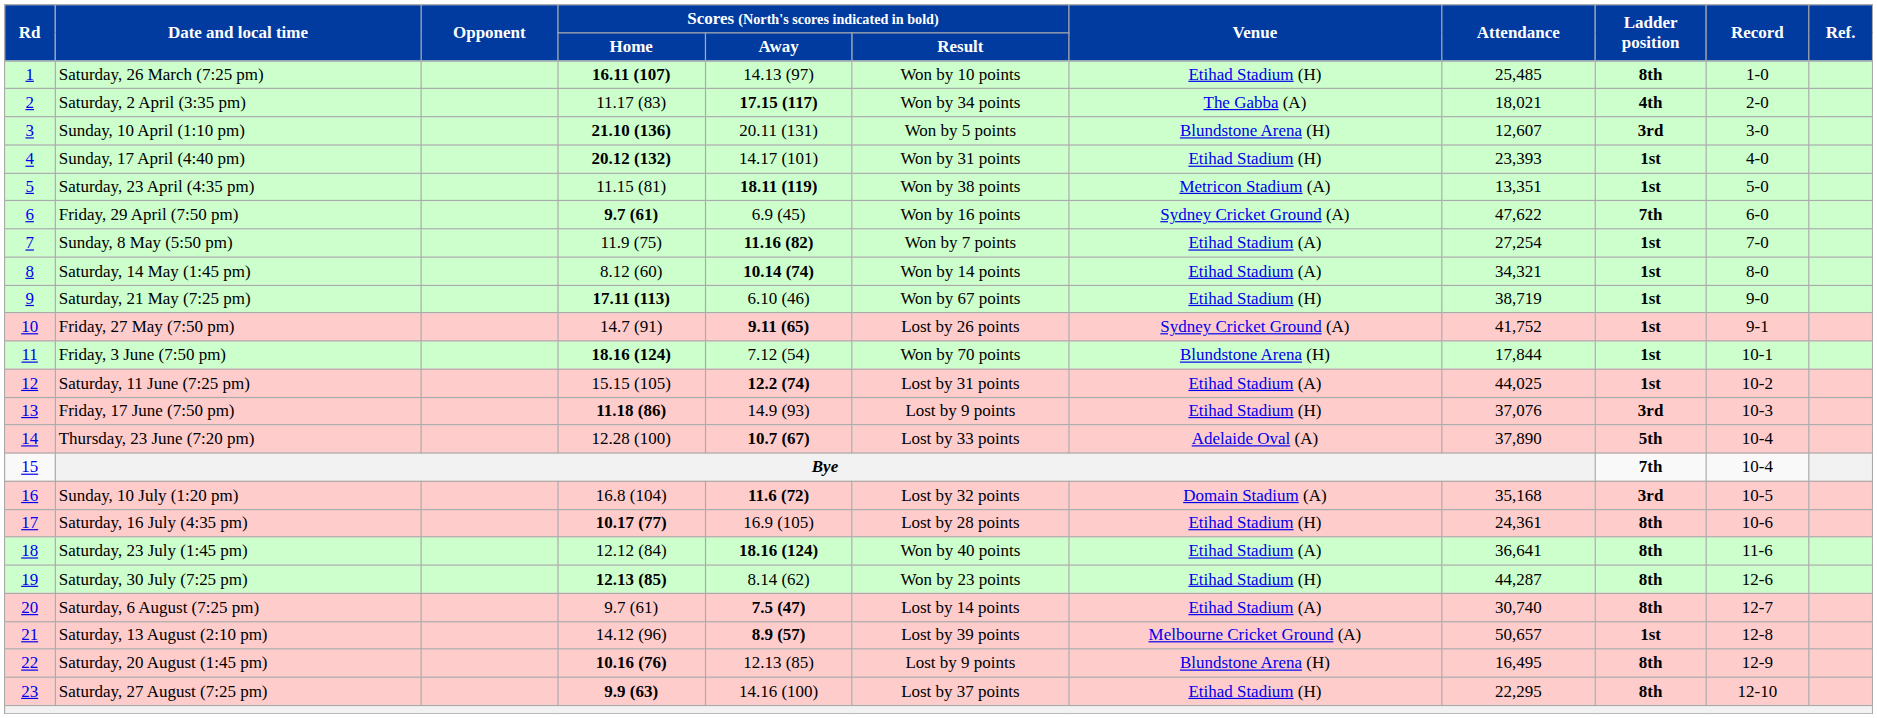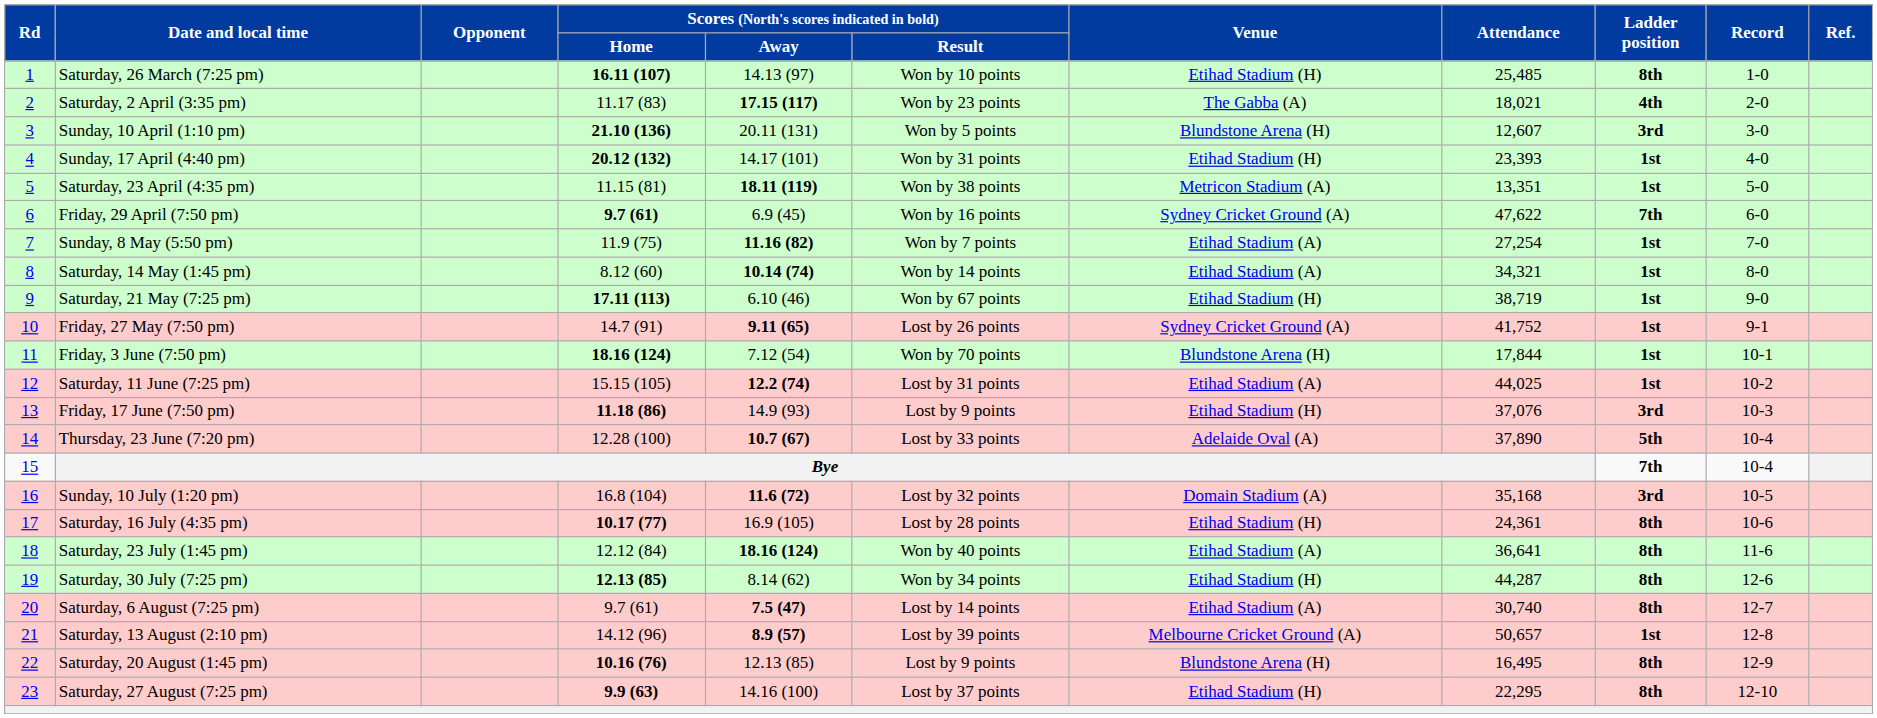(960, 102) Won by 34 points -> (960, 102) Won by 23 points
(960, 579) Won by 23 points -> (960, 579) Won by 34 points
